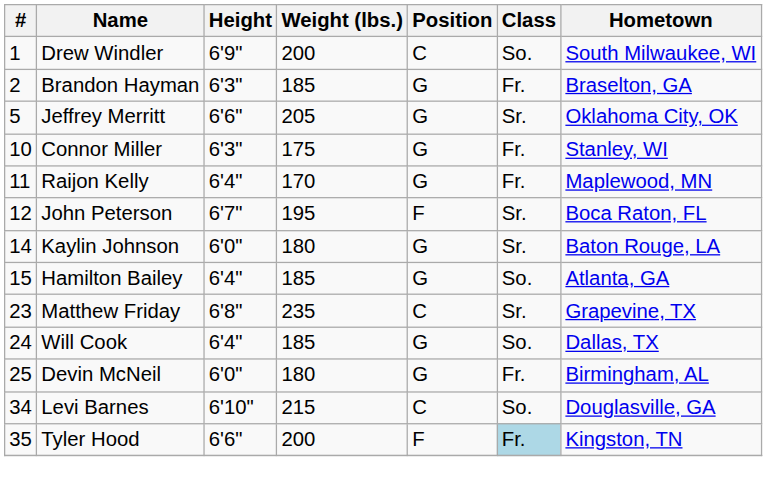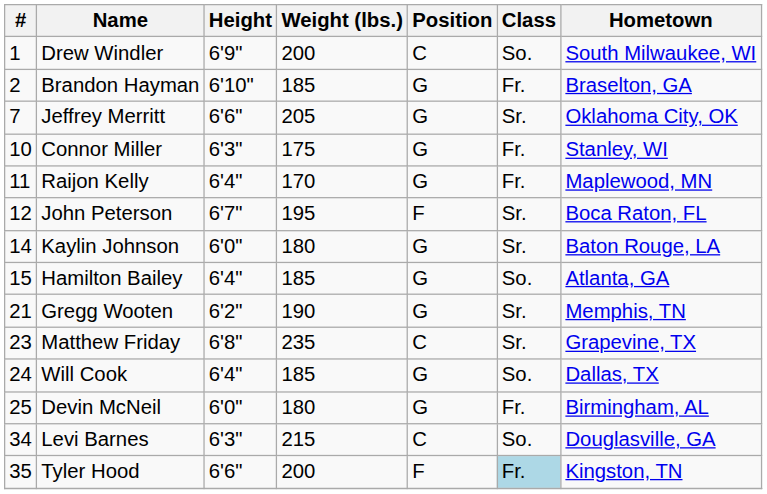(226, 85) 6'3" -> (231, 85) 6'10"
(15, 117) 5 -> (15, 117) 7
+ row: (107, 310)
(231, 407) 6'10" -> (226, 439) 6'3"
